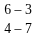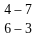rows swapped: (18, 28) <-> (18, 9)
